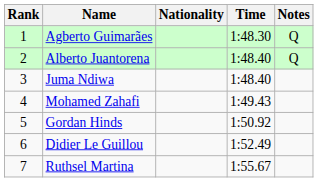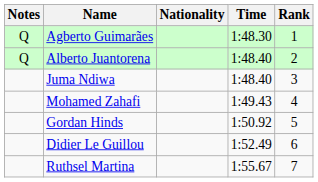columns swapped: (23, 15) <-> (294, 15)
